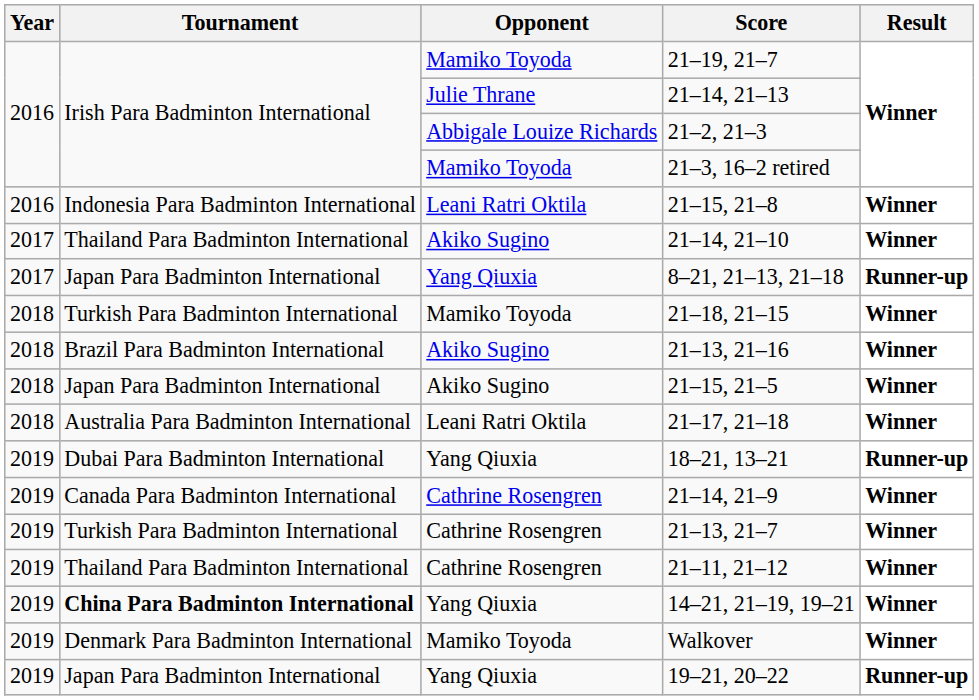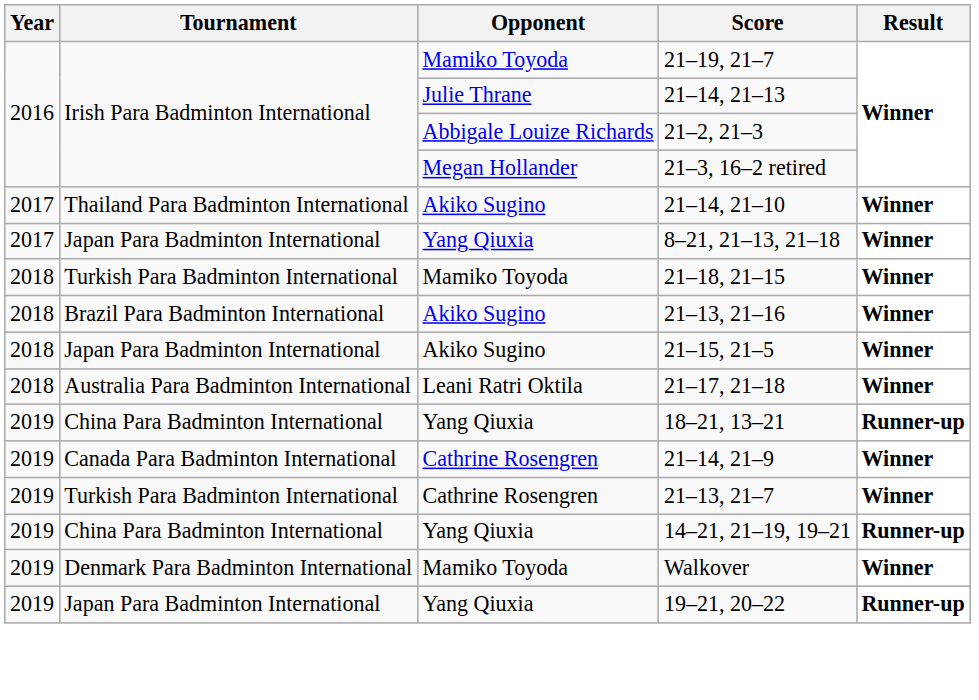(499, 168) Mamiko Toyoda -> (500, 168) Megan Hollander
- row: (723, 204)
(917, 277) Runner-up -> (897, 241) Winner
(224, 459) Dubai Para Badminton International -> (224, 422) China Para Badminton International
- row: (728, 568)
(239, 604) bold -> (224, 531) normal
(901, 604) Winner -> (913, 531) Runner-up
